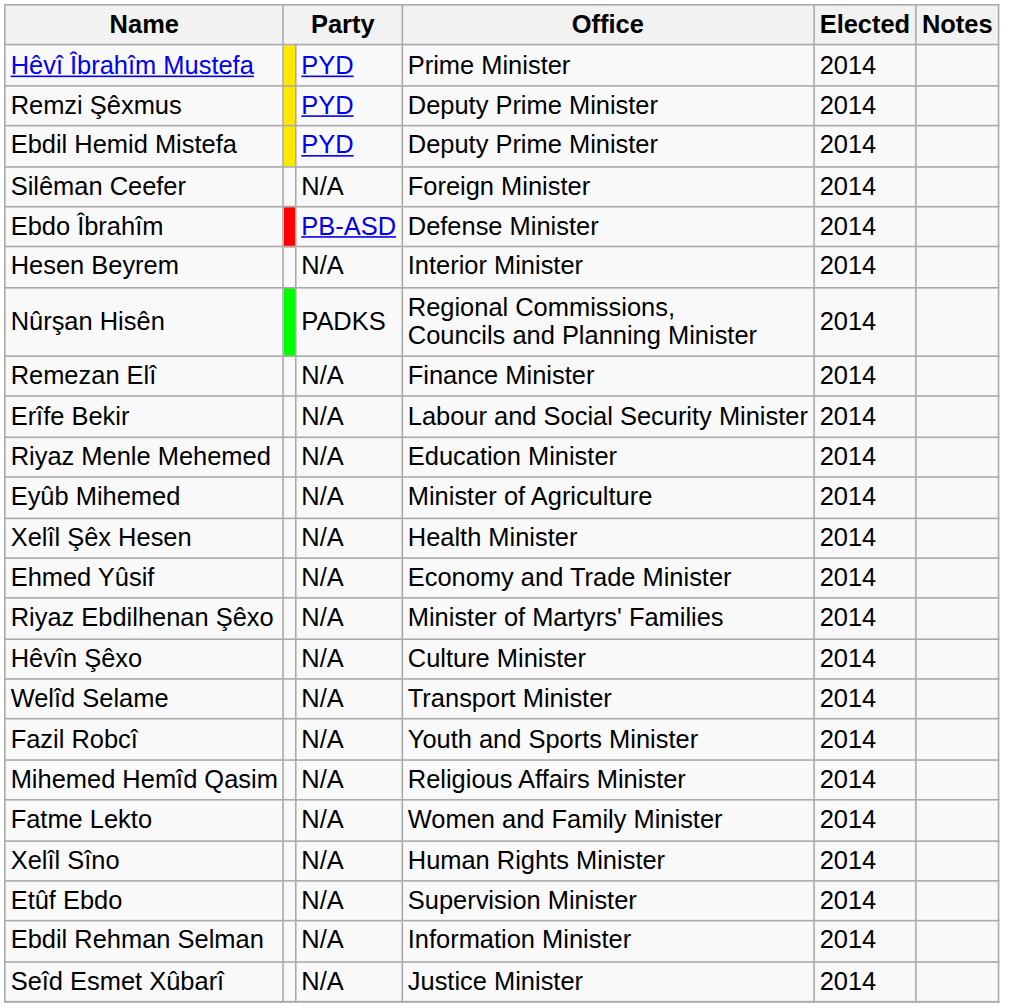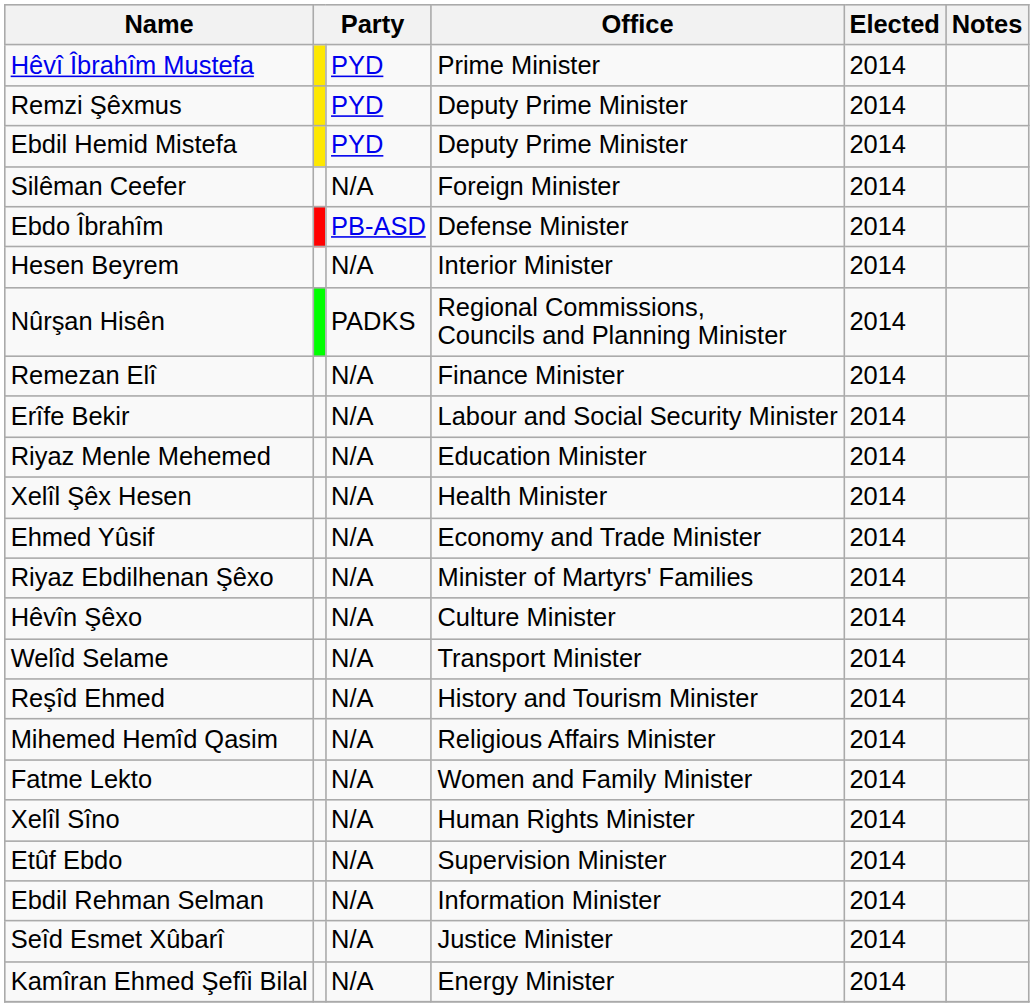- row: (95, 497)
- row: (74, 739)
+ row: (88, 698)
+ row: (159, 981)
